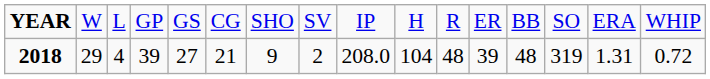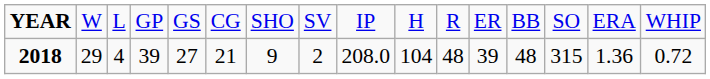(566, 55) 319 -> (566, 55) 315
(614, 55) 1.31 -> (614, 55) 1.36
